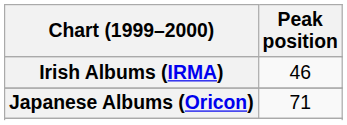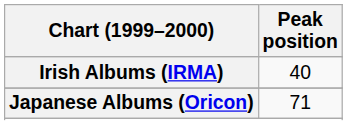(300, 72) 46 -> (300, 72) 40
